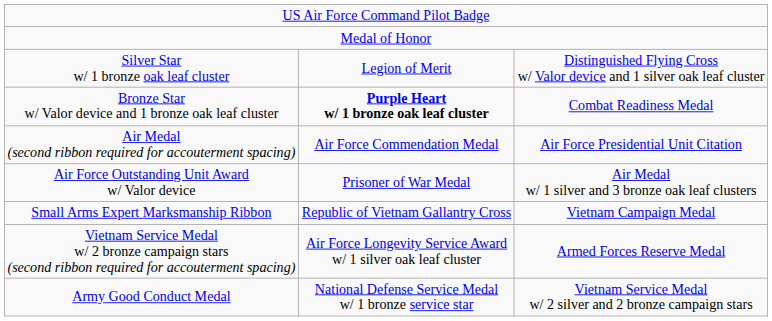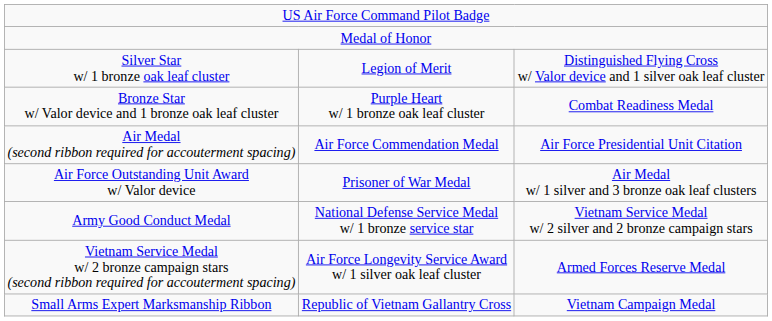(406, 106) bold -> (406, 106) normal
rows swapped: (151, 297) <-> (151, 213)
